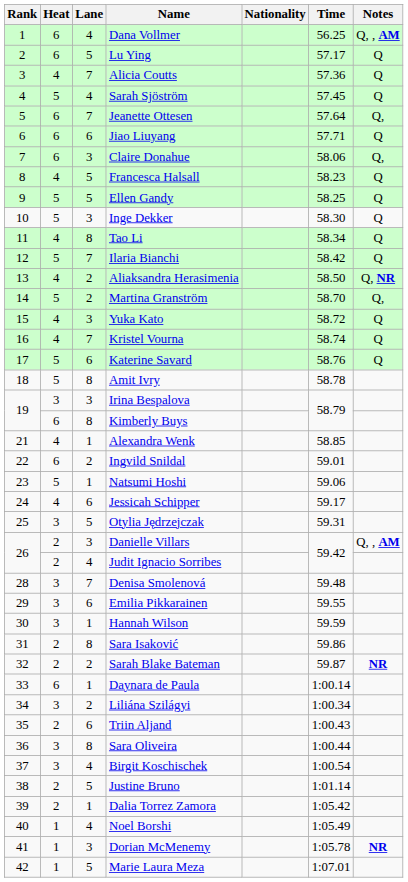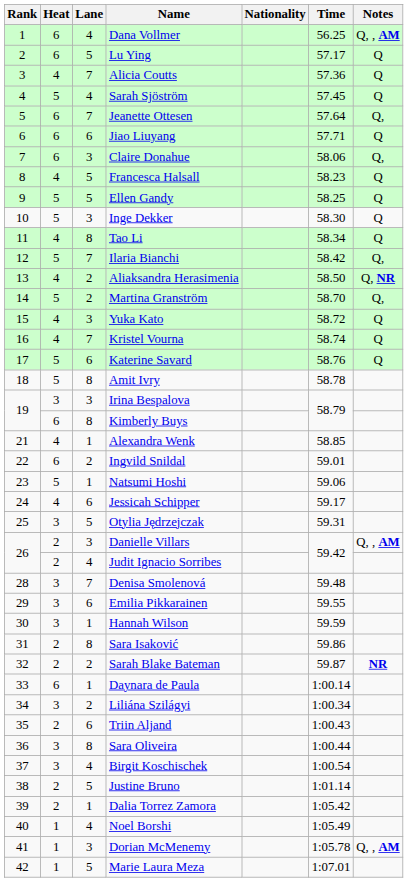(378, 258) Q -> (378, 258) Q,
(378, 846) NR -> (378, 846) Q, , AM
